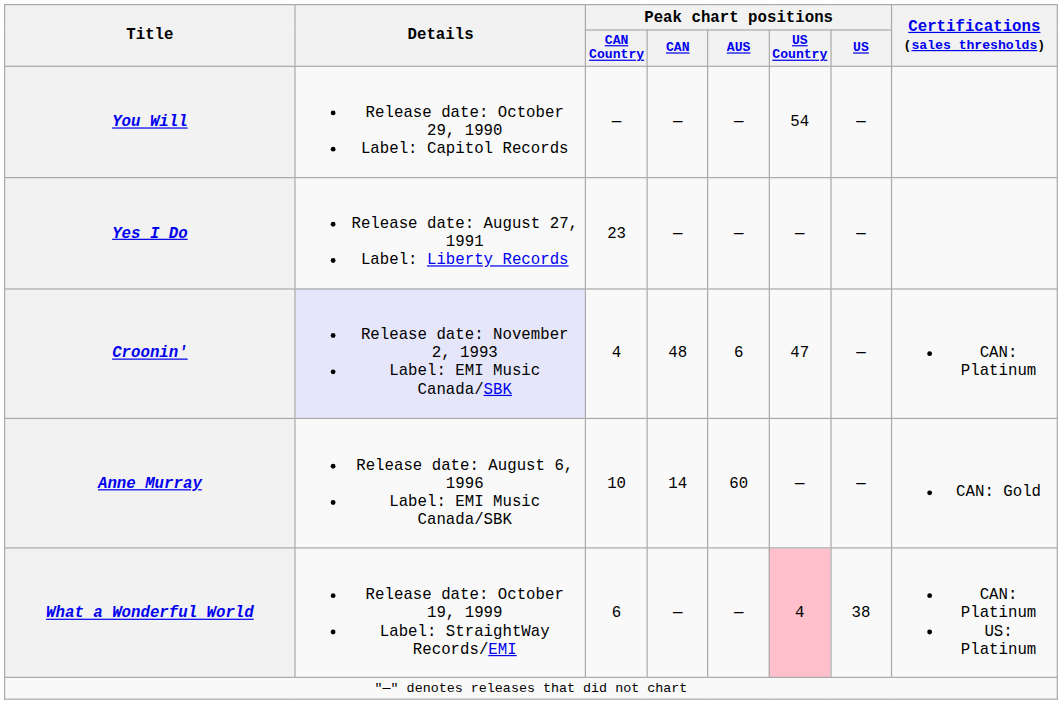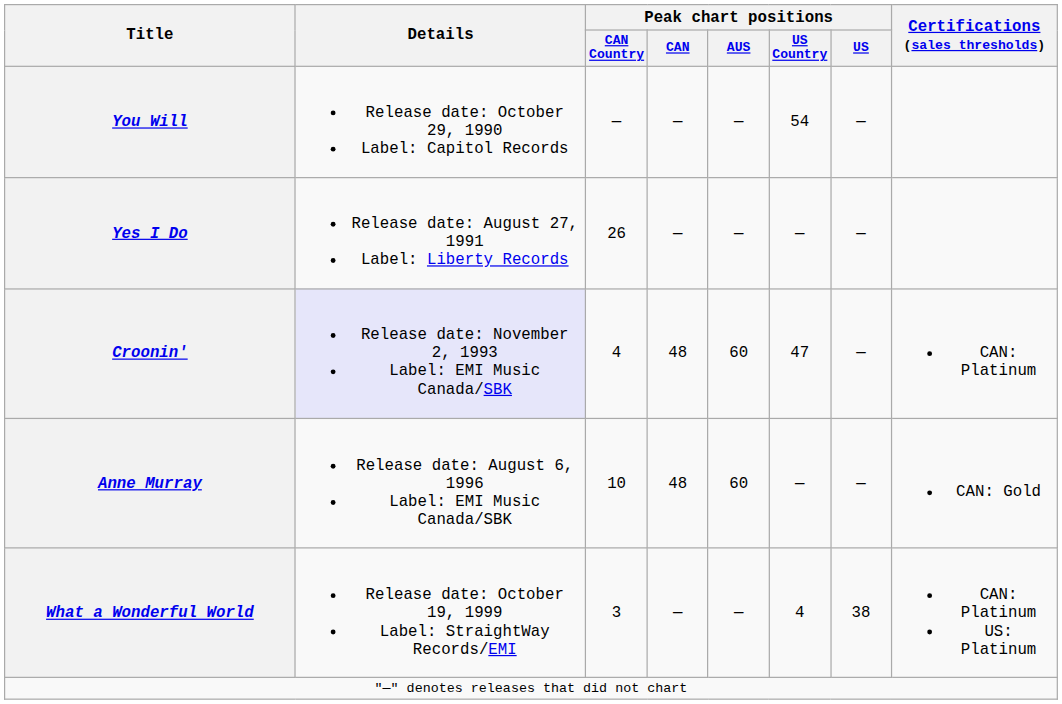(617, 233) 23 -> (617, 233) 26
(739, 354) 6 -> (739, 354) 60
(678, 483) 14 -> (678, 483) 48
(617, 613) 6 -> (617, 613) 3
(800, 613) pink background -> (800, 613) no background
